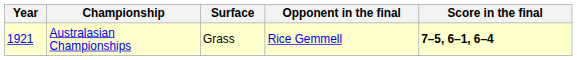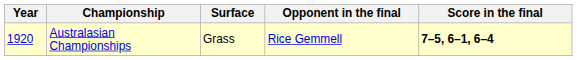(20, 39) 1921 -> (20, 39) 1920
